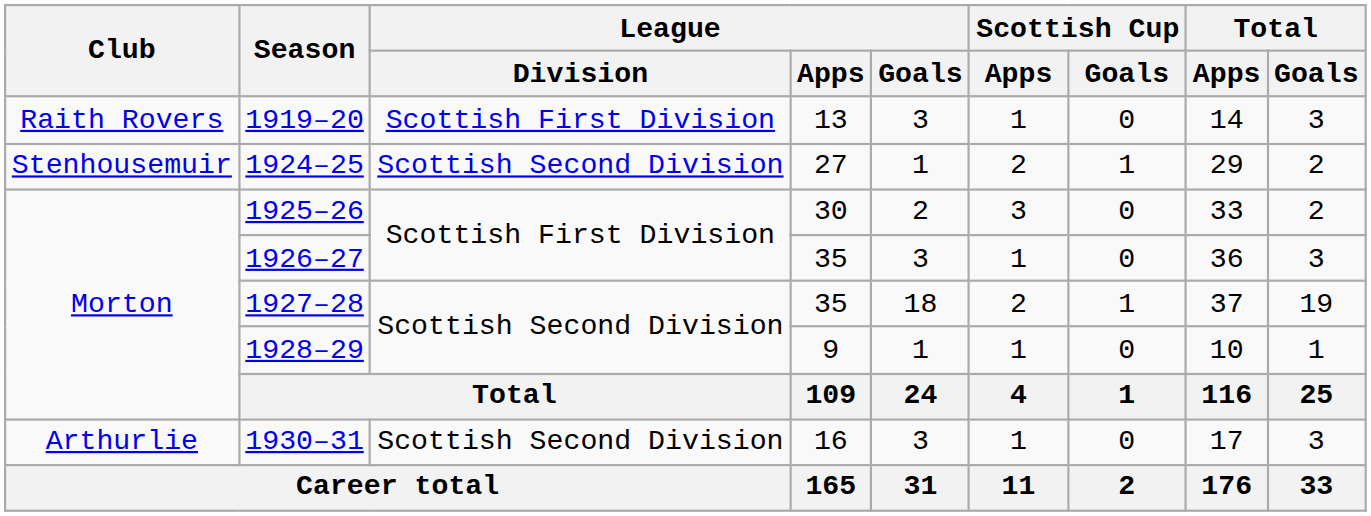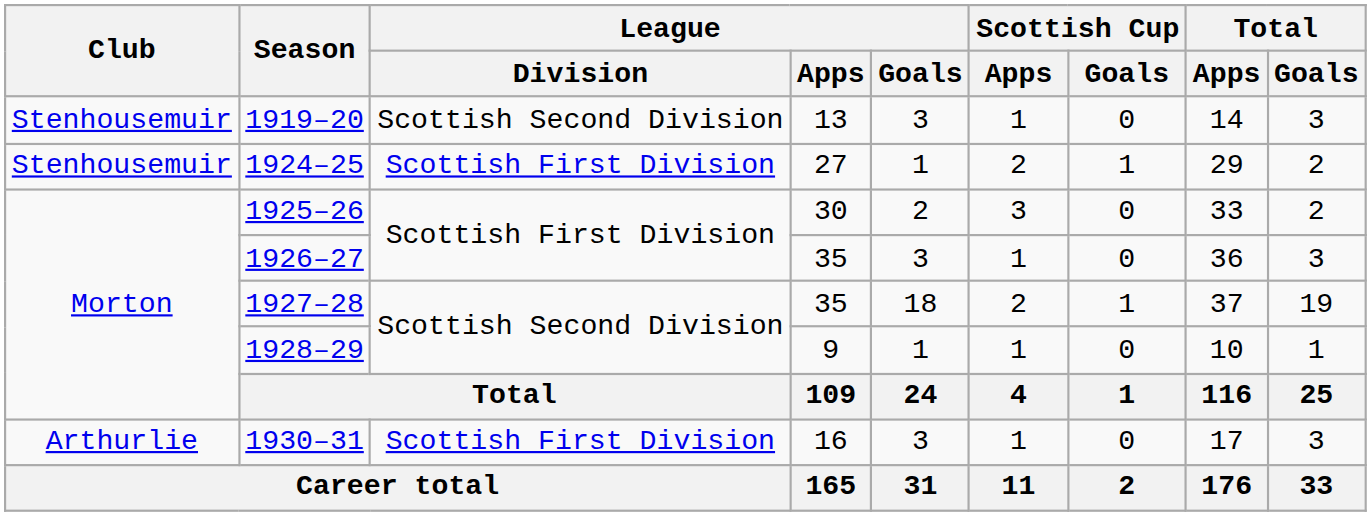(122, 120) Raith Rovers -> (122, 120) Stenhousemuir
(580, 120) Scottish First Division -> (580, 120) Scottish Second Division
(580, 166) Scottish Second Division -> (580, 166) Scottish First Division
(580, 442) Scottish Second Division -> (580, 442) Scottish First Division
